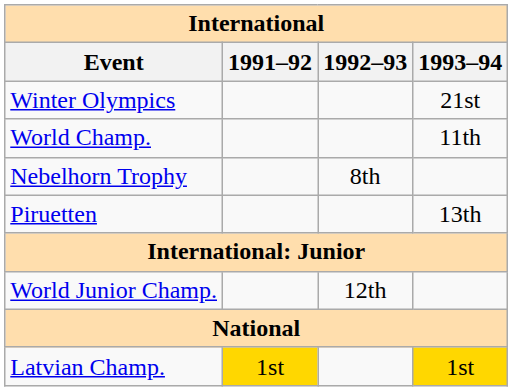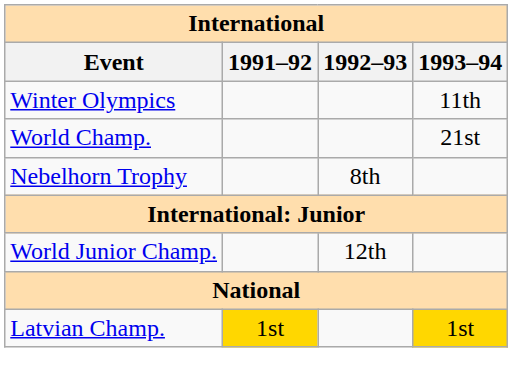(460, 99) 21st -> (460, 99) 11th
(460, 137) 11th -> (460, 137) 21st
- row: (54, 213)
